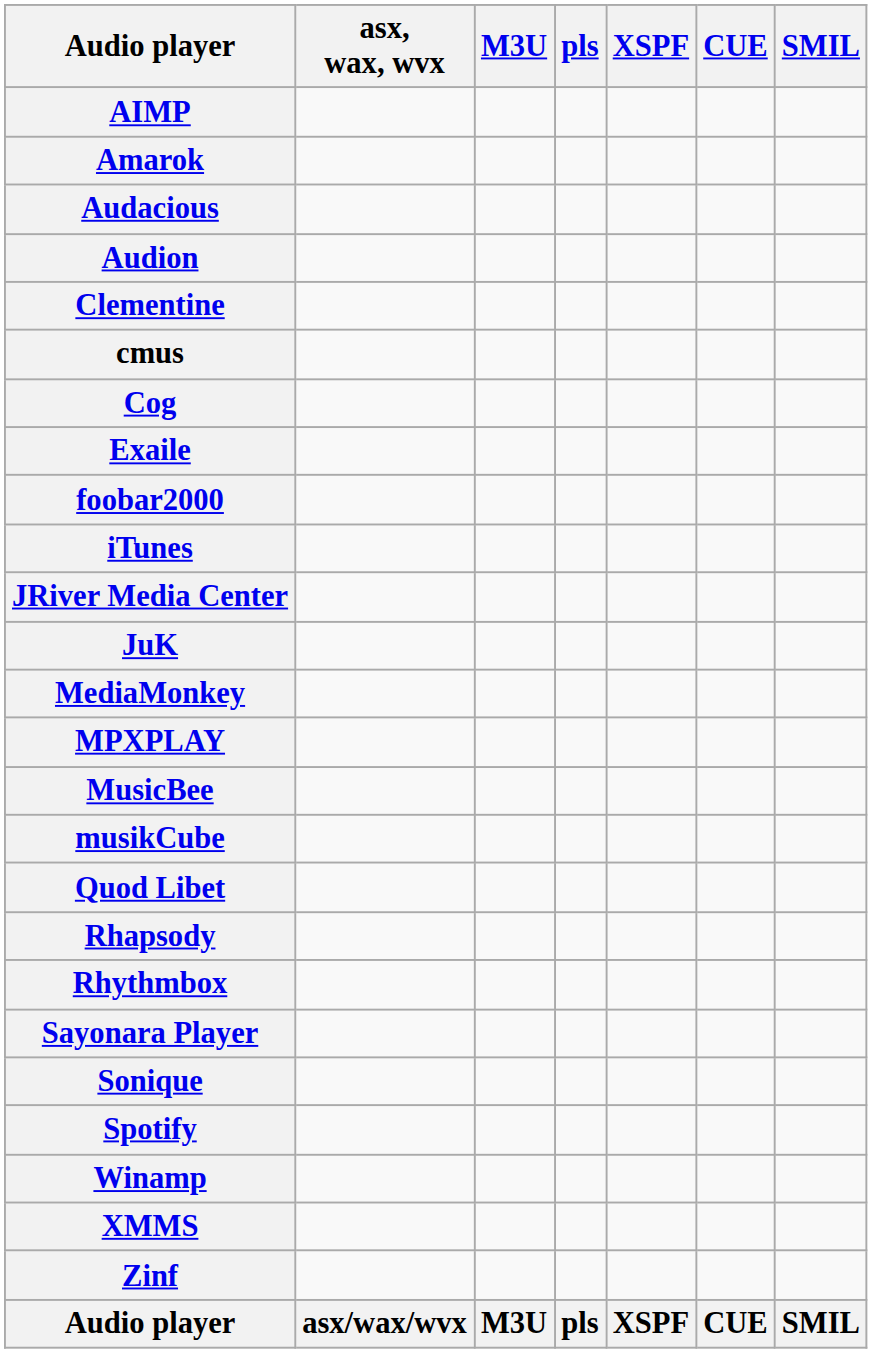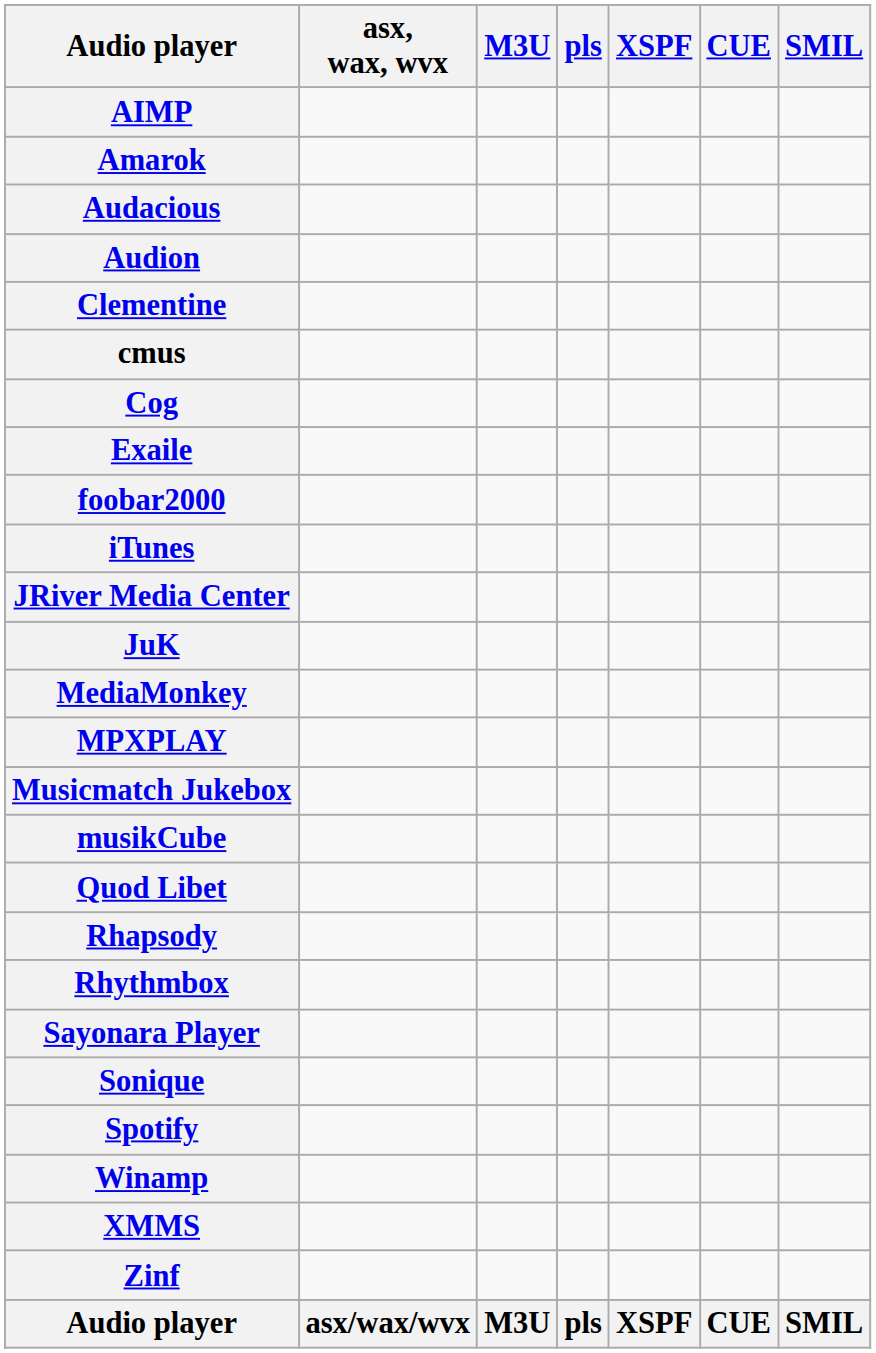- row: (150, 790)
+ row: (152, 790)
